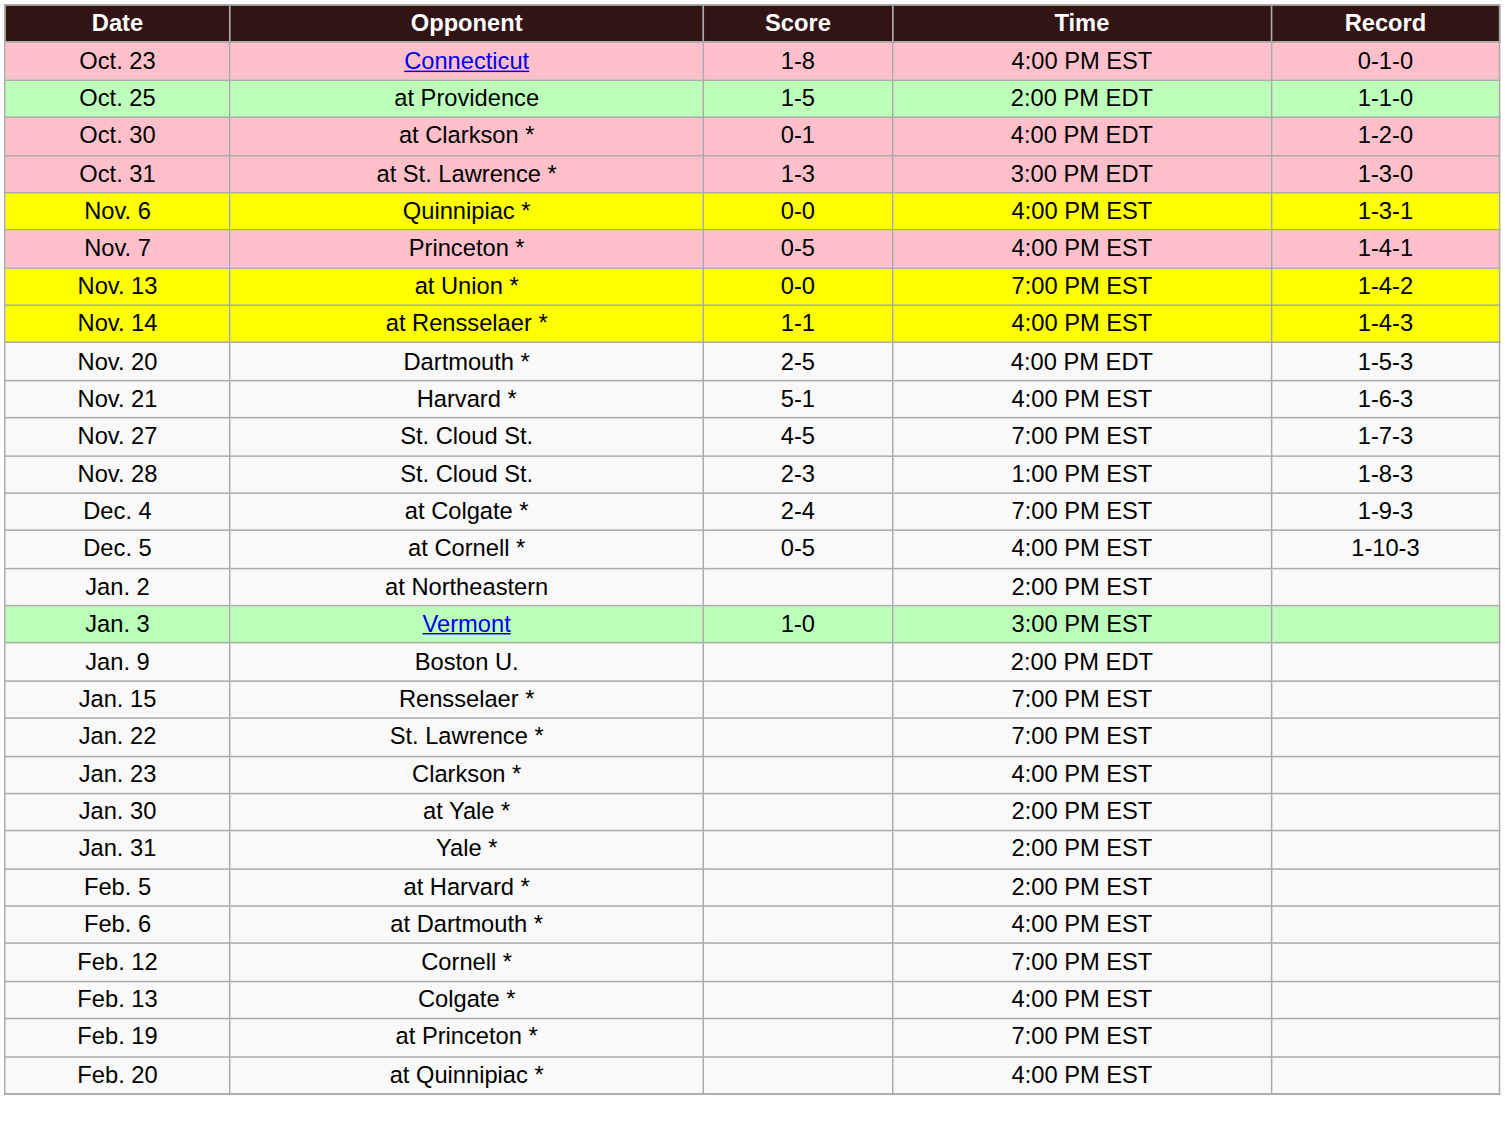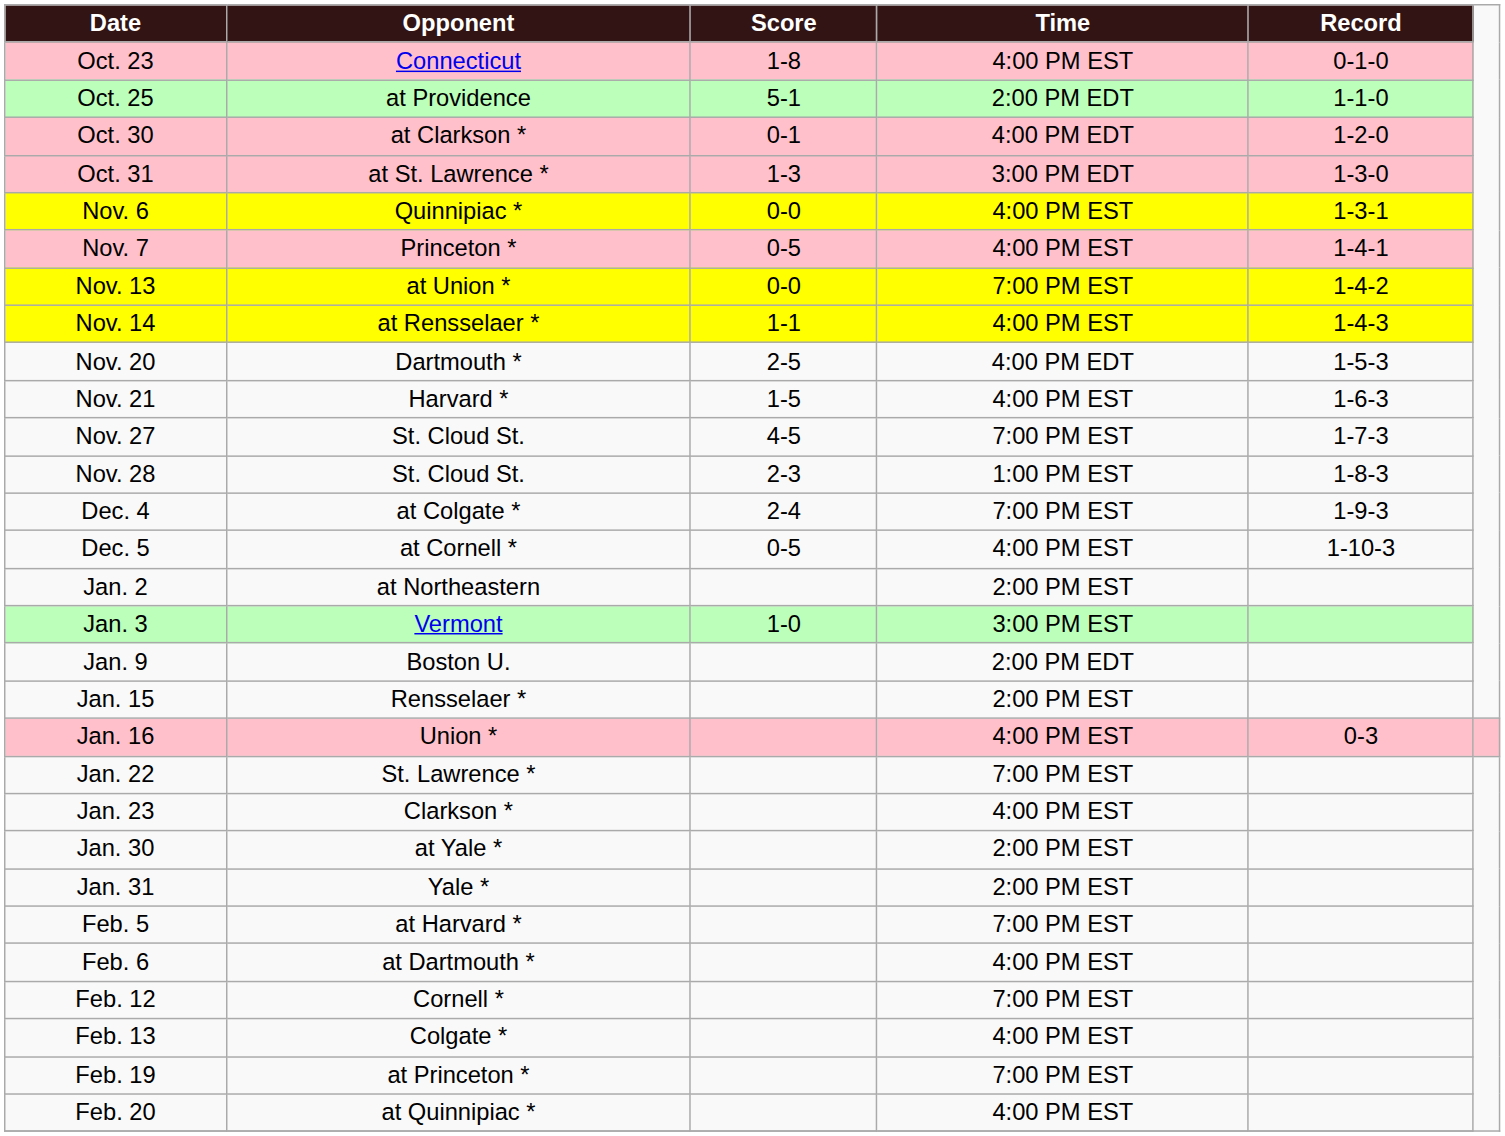(798, 98) 1-5 -> (784, 98) 5-1
(798, 398) 5-1 -> (784, 398) 1-5
(1082, 699) 7:00 PM EST -> (1063, 699) 2:00 PM EST
+ row: (115, 736)
(1082, 887) 2:00 PM EST -> (1063, 924) 7:00 PM EST
